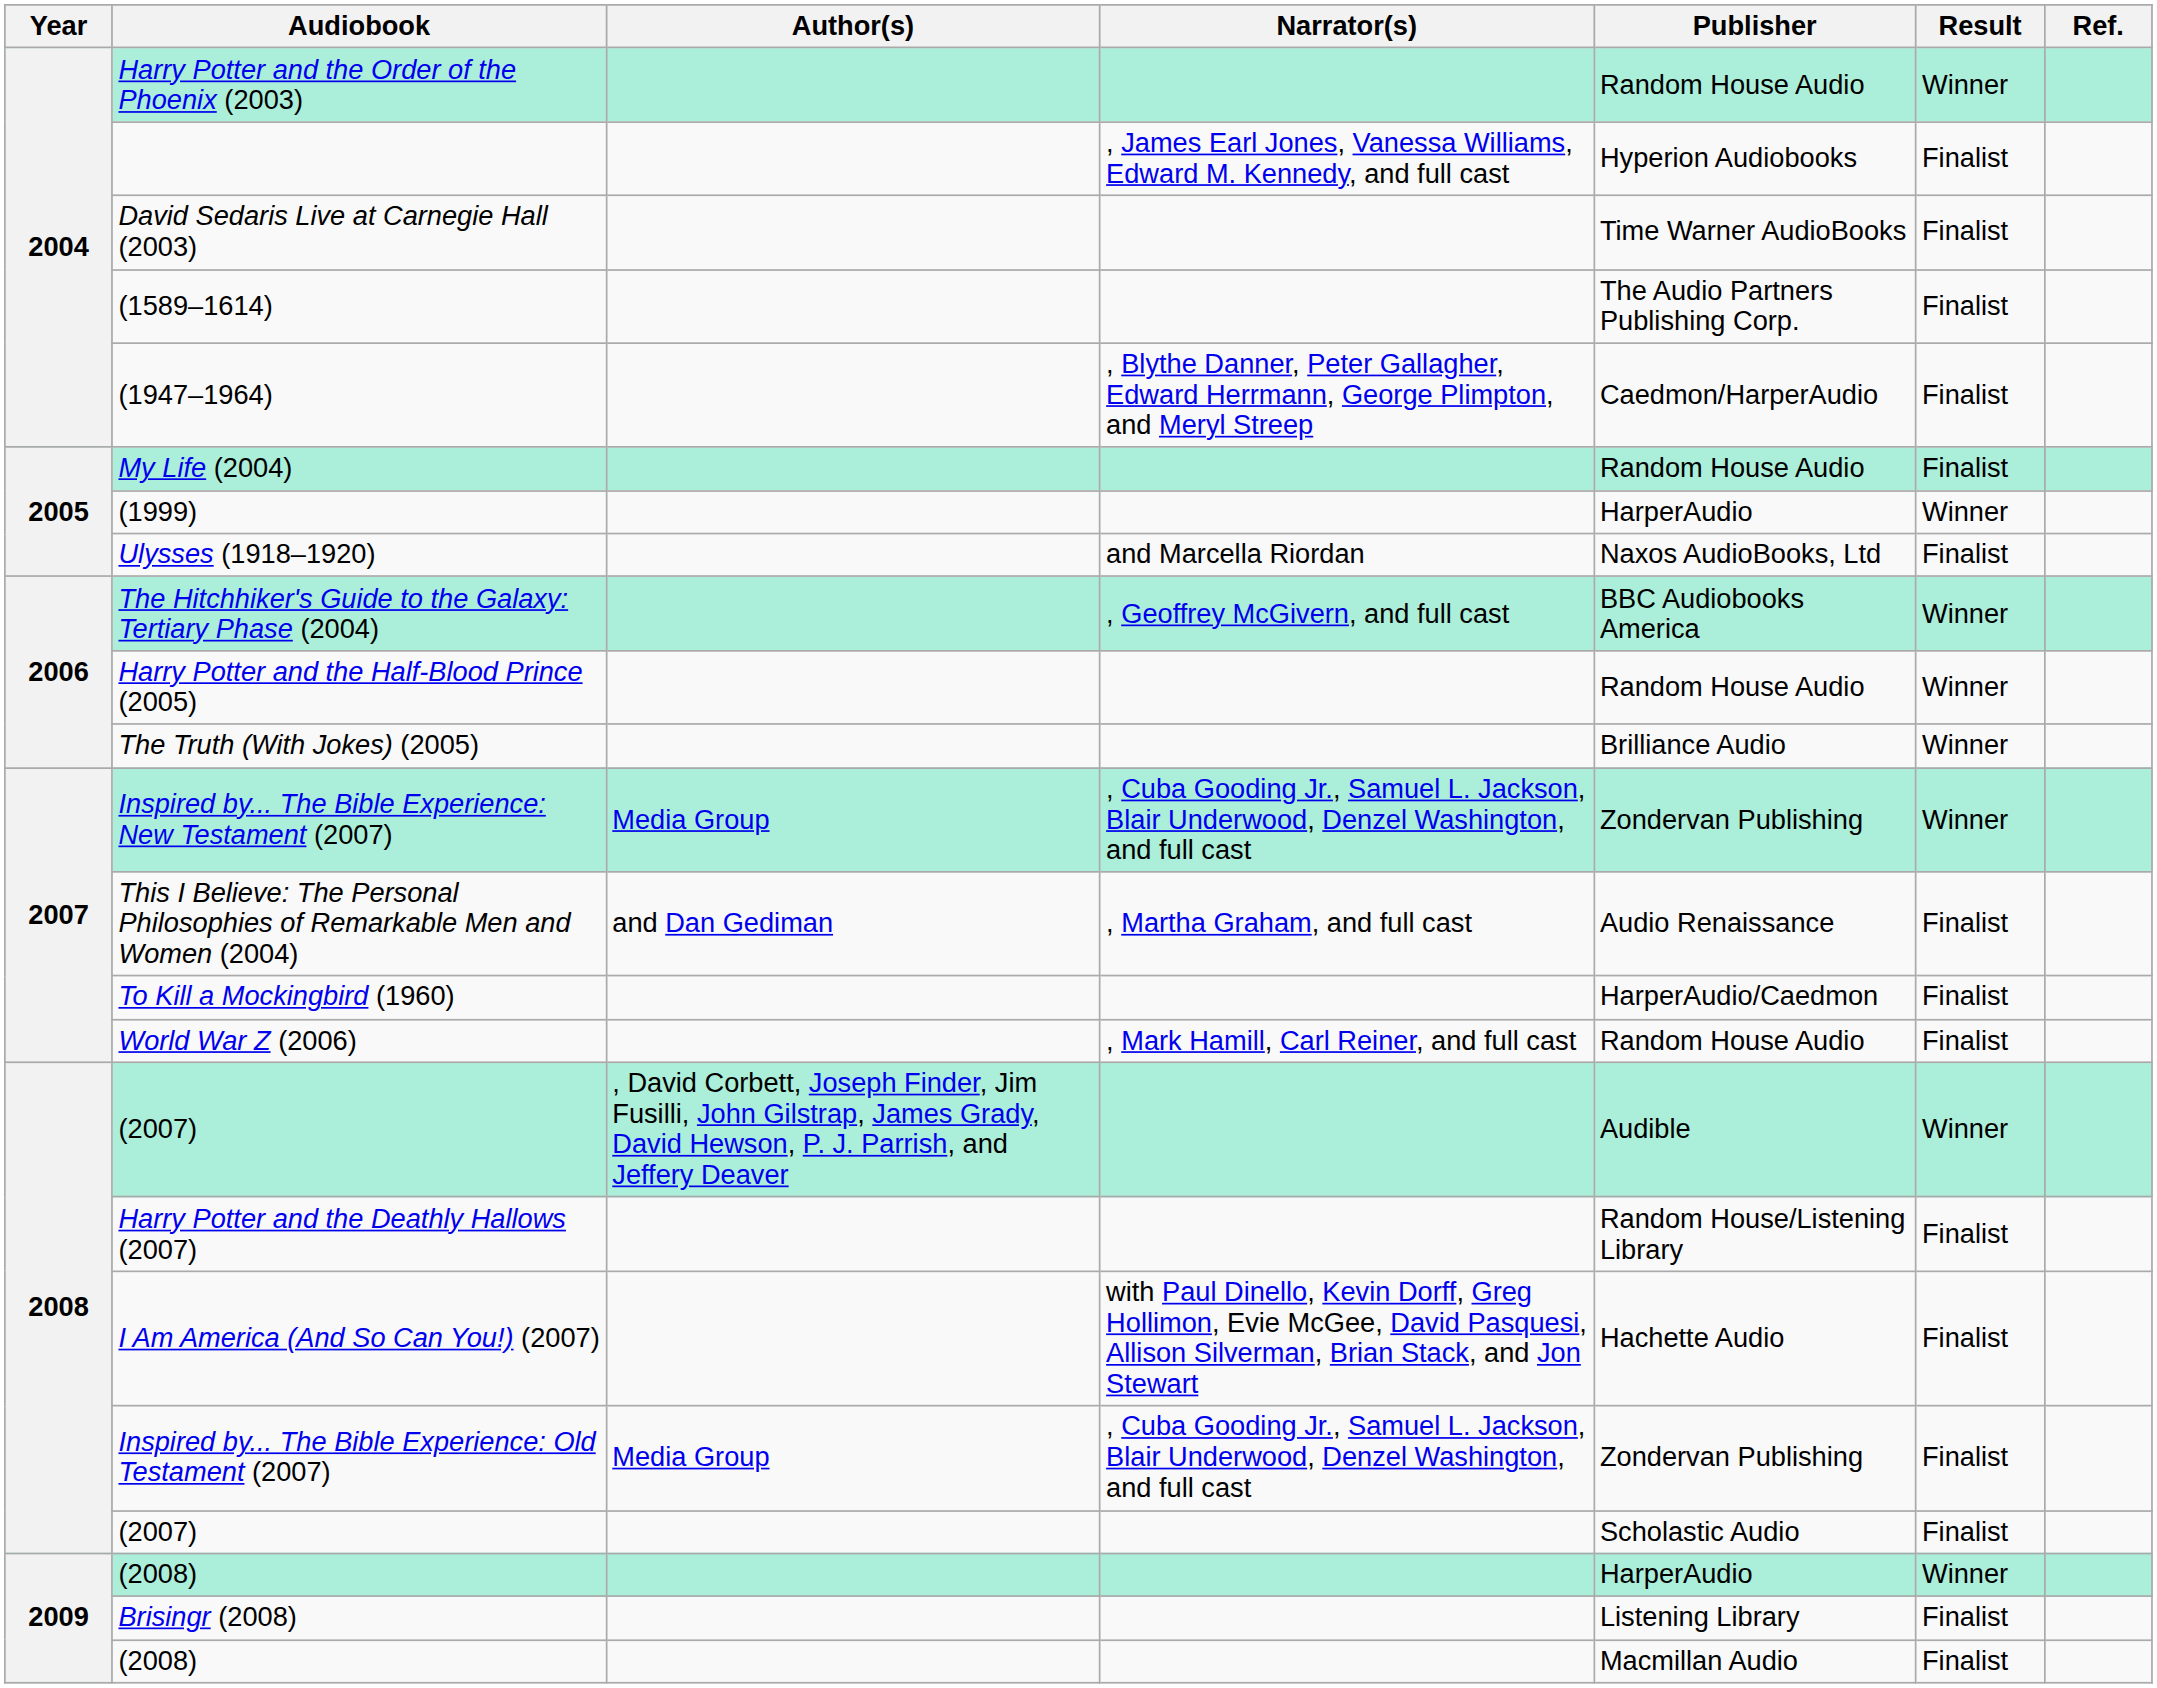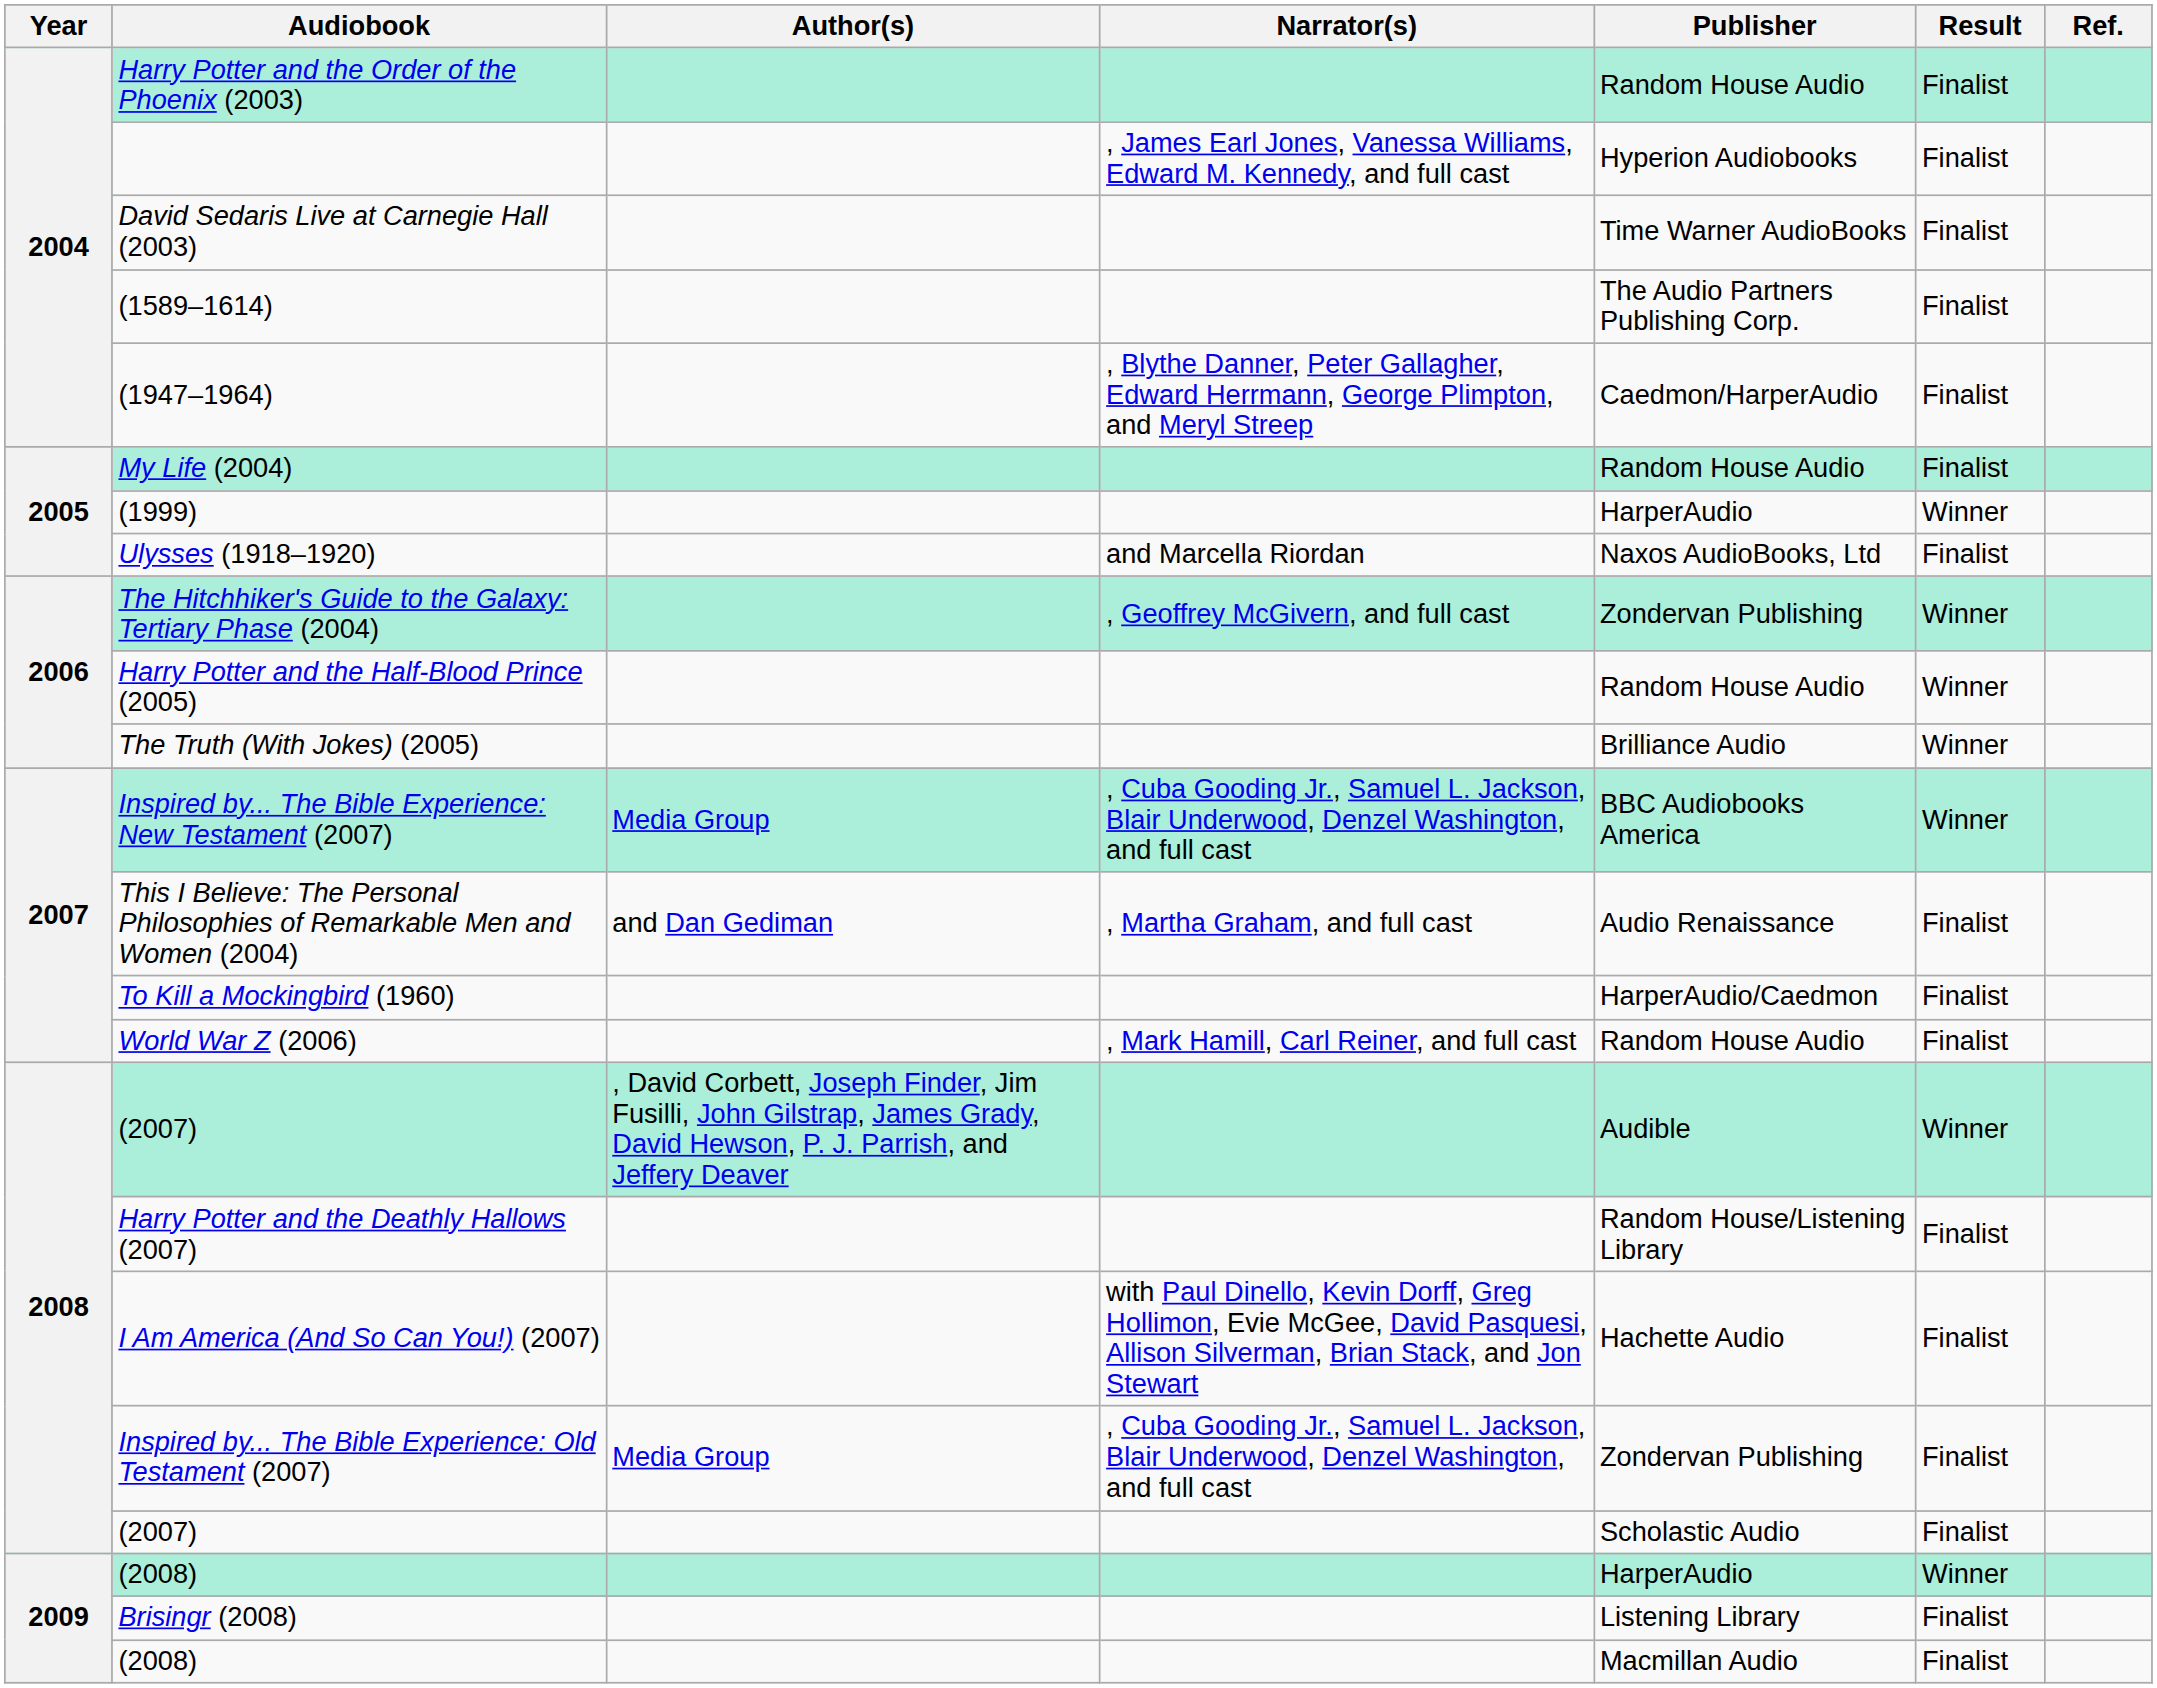(1965, 84) Winner -> (1965, 84) Finalist
(1702, 613) BBC Audiobooks America -> (1731, 613) Zondervan Publishing
(1731, 819) Zondervan Publishing -> (1702, 819) BBC Audiobooks America
